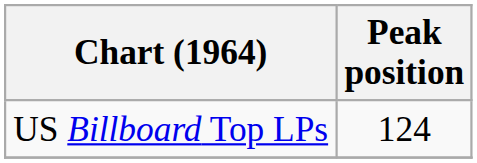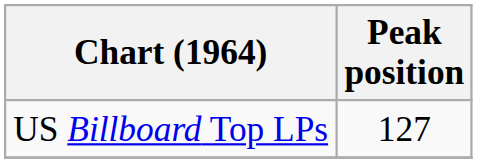(404, 128) 124 -> (404, 128) 127
